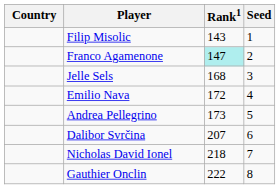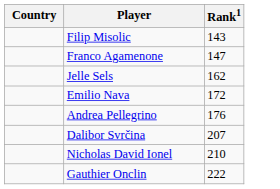- column: (259, 15)
(216, 56) paleturquoise background -> (216, 56) no background
(216, 76) 168 -> (216, 76) 162
(216, 115) 173 -> (216, 115) 176
(216, 154) 218 -> (216, 154) 210
